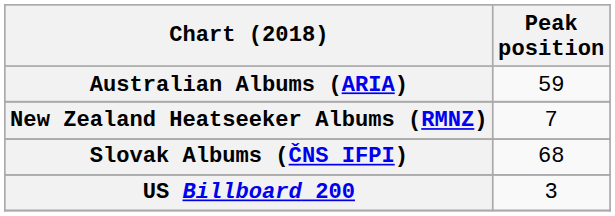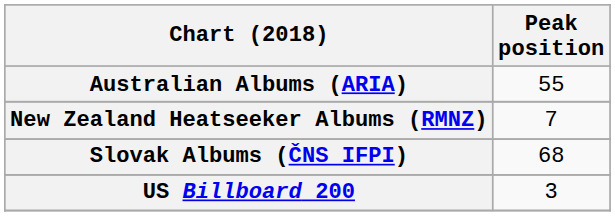(551, 84) 59 -> (551, 84) 55
